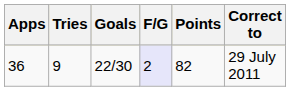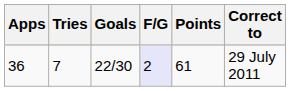(57, 65) 9 -> (57, 65) 7
(184, 65) 82 -> (184, 65) 61
